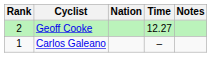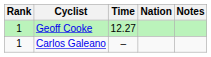columns swapped: (126, 12) <-> (159, 12)
(19, 28) 2 -> (19, 28) 1
